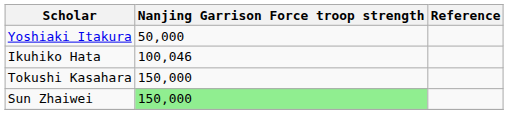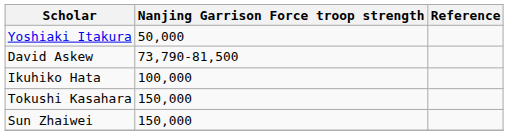+ row: (50, 57)
(165, 57) 100,046 -> (165, 78) 100,000
(165, 99) lightgreen background -> (165, 120) no background
